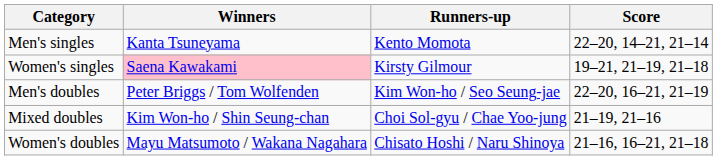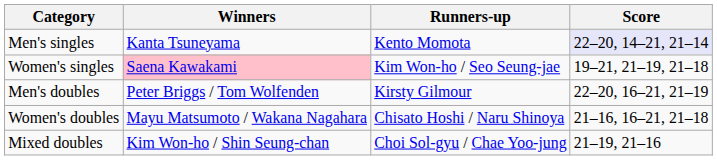(641, 42) no background -> (641, 42) lavender background
(423, 67) Kirsty Gilmour -> (467, 67) Kim Won-ho / Seo Seung-jae
(467, 92) Kim Won-ho / Seo Seung-jae -> (423, 92) Kirsty Gilmour
rows swapped: (64, 142) <-> (55, 117)
